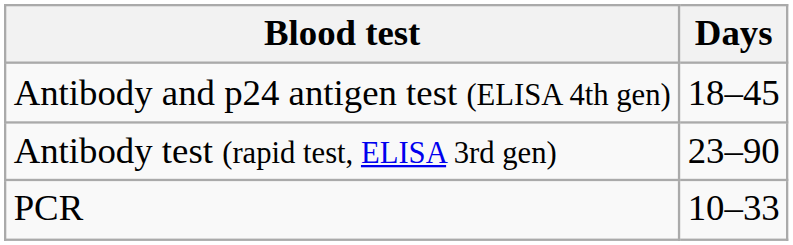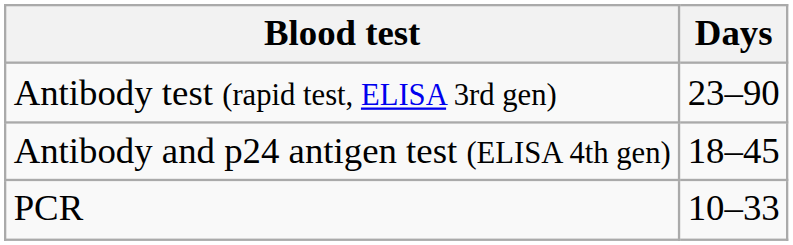rows swapped: (285, 150) <-> (342, 92)
